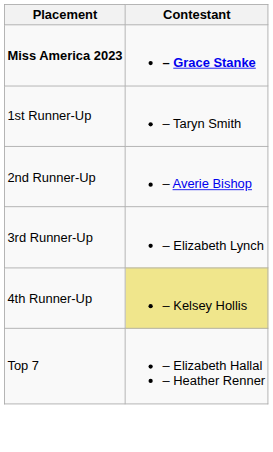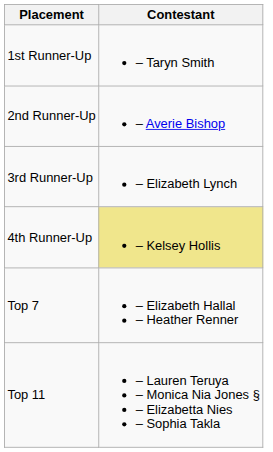- row: (65, 55)
+ row: (26, 395)
